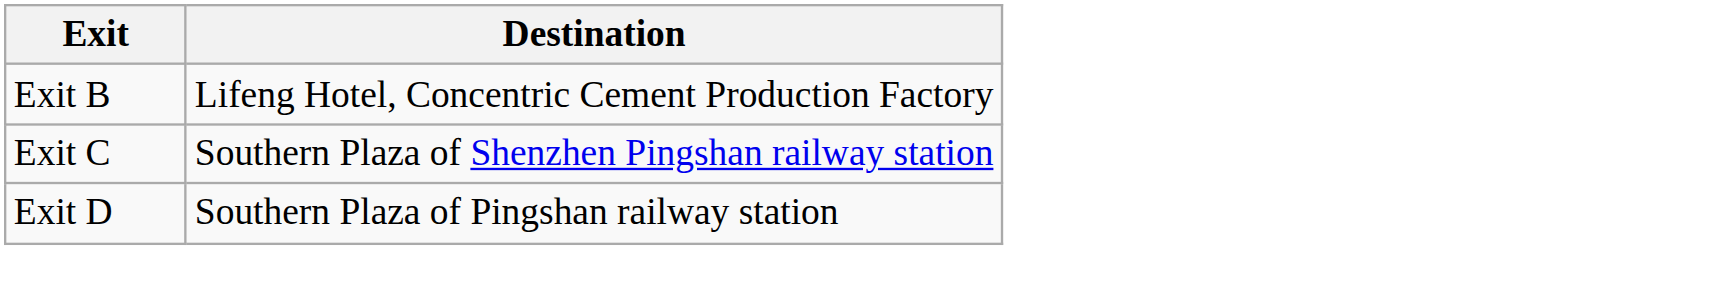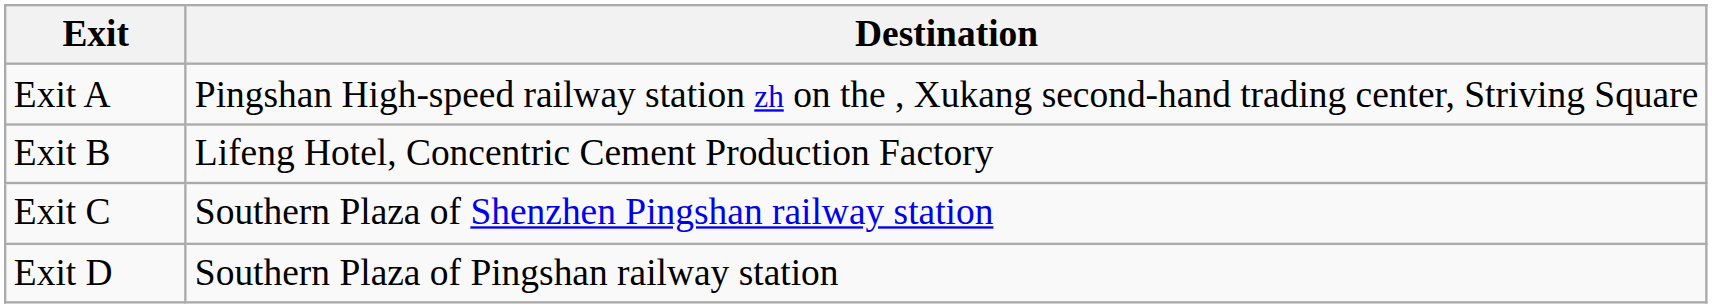+ row: (62, 93)
